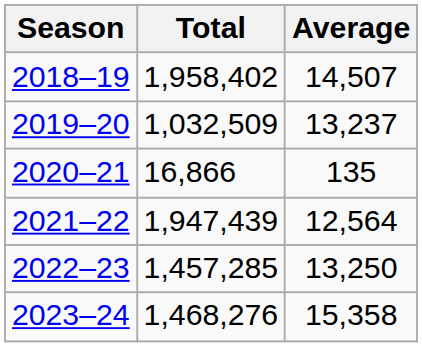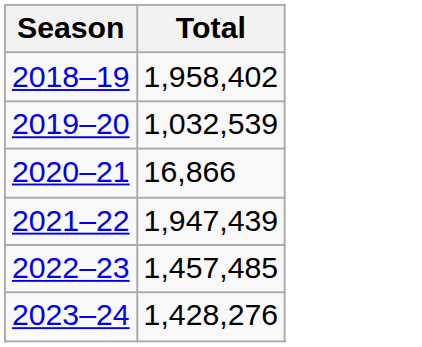- column: (351, 28)
(211, 124) 1,032,509 -> (211, 124) 1,032,539
(211, 268) 1,457,285 -> (211, 268) 1,457,485
(211, 316) 1,468,276 -> (211, 316) 1,428,276
